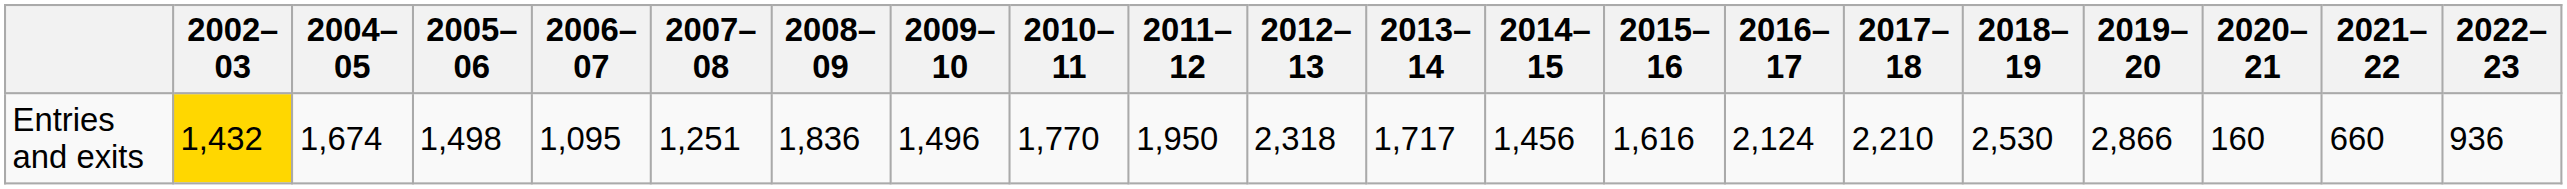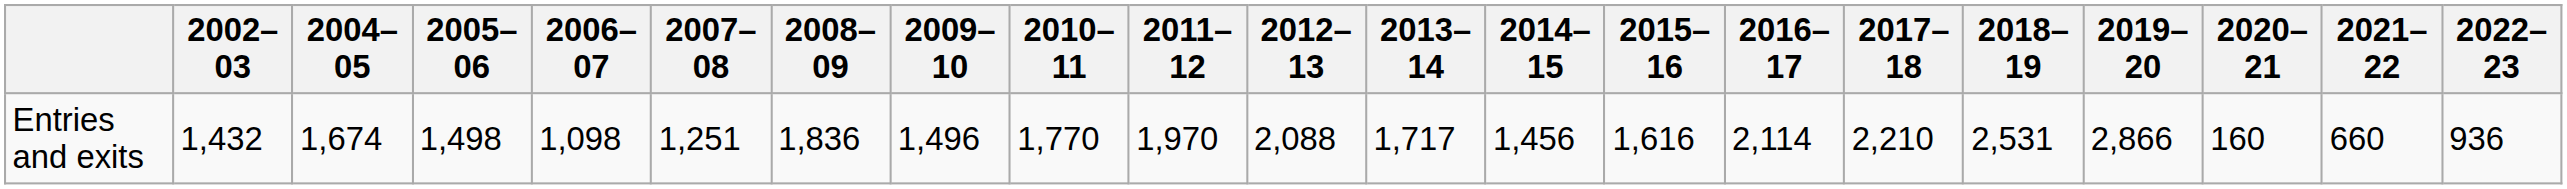(222, 137) gold background -> (222, 137) no background
(580, 137) 1,095 -> (580, 137) 1,098
(1177, 137) 1,950 -> (1177, 137) 1,970
(1295, 137) 2,318 -> (1295, 137) 2,088
(1773, 137) 2,124 -> (1772, 137) 2,114
(2012, 137) 2,530 -> (2012, 137) 2,531
